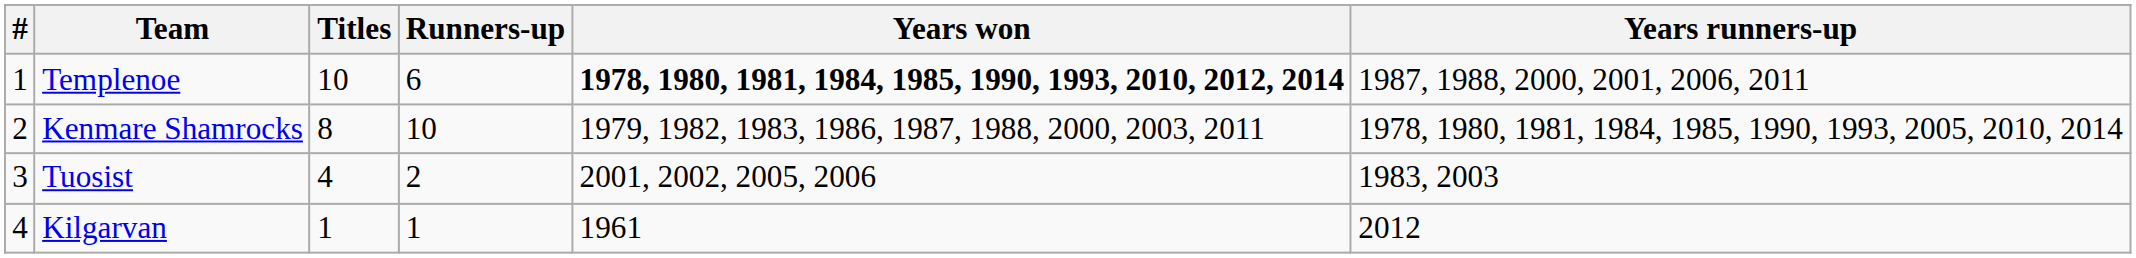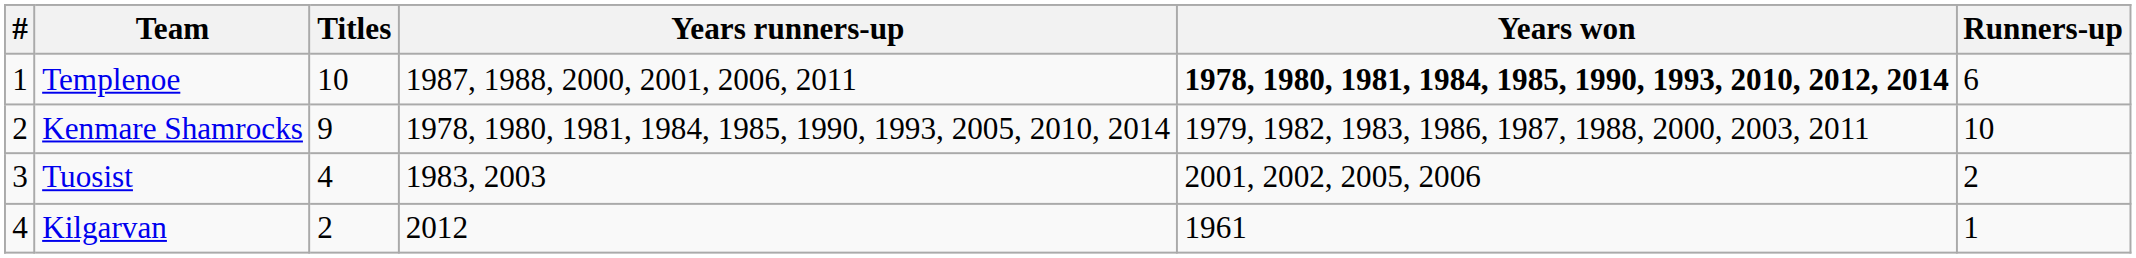columns swapped: (485, 29) <-> (1741, 29)
(325, 128) 8 -> (325, 128) 9
(325, 227) 1 -> (325, 227) 2
